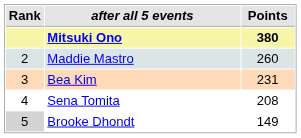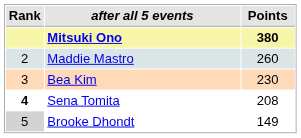(268, 80) 231 -> (268, 80) 230
(25, 100) normal -> (25, 100) bold
